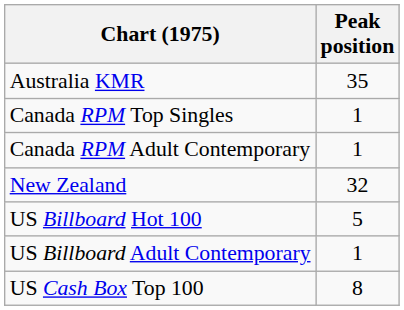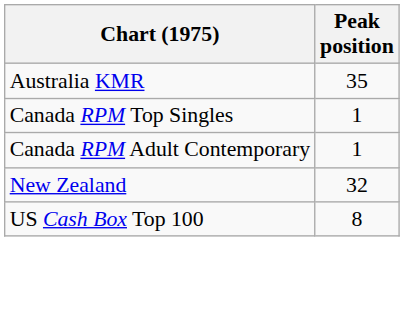- row: (106, 218)
- row: (160, 253)
